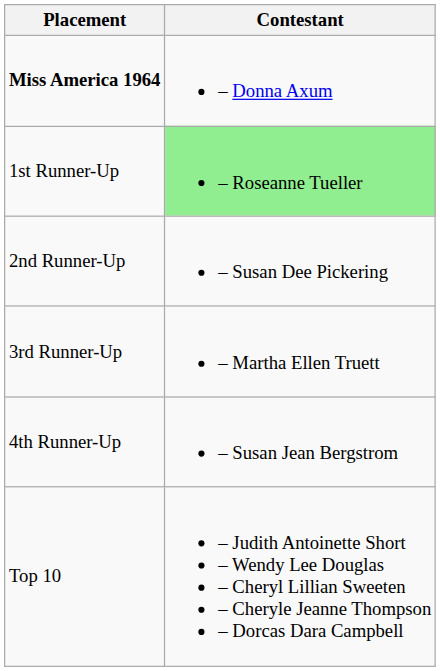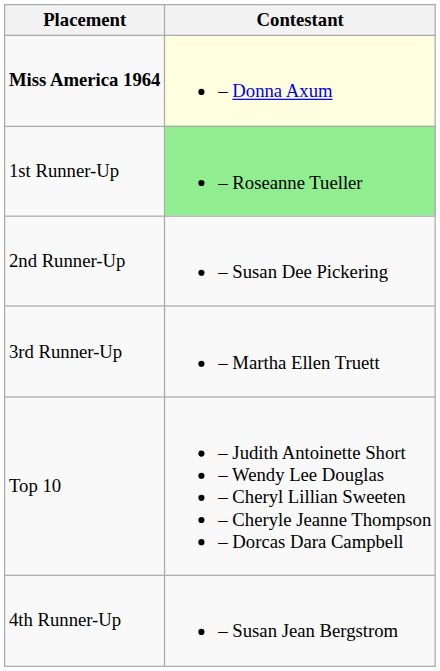(300, 92) no background -> (300, 92) lightyellow background
rows swapped: (65, 441) <-> (35, 576)
